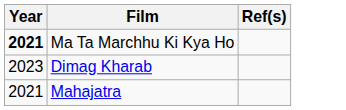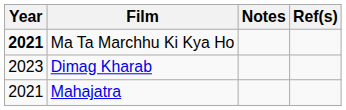+ column: (264, 17)
